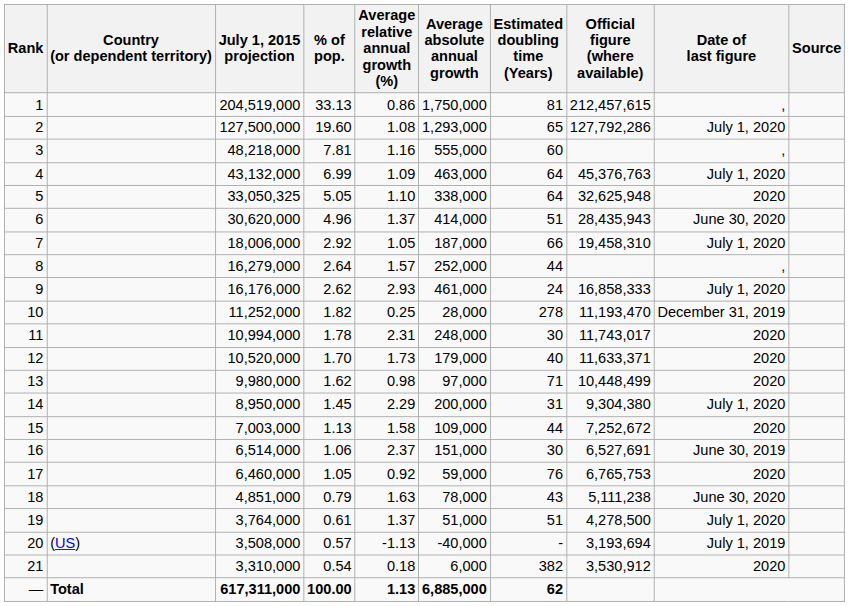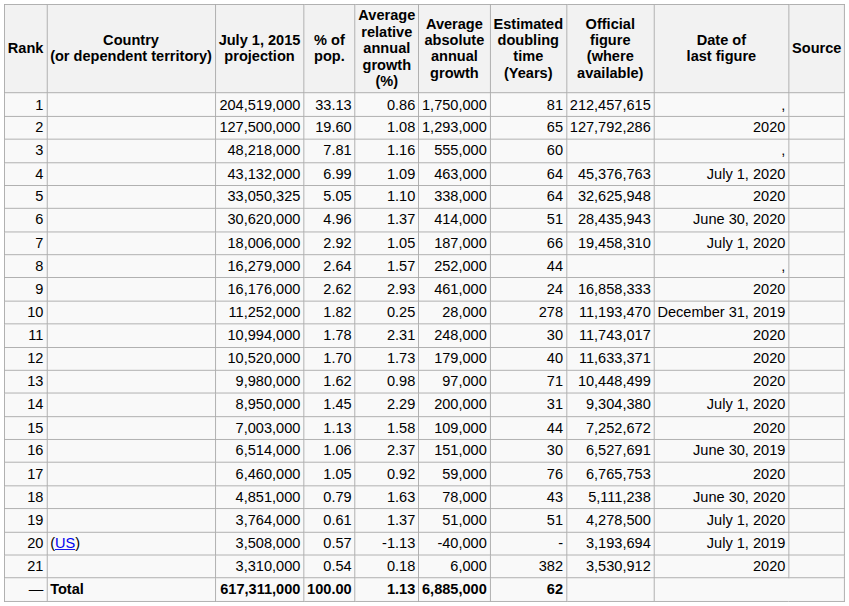(746, 127) July 1, 2020 -> (769, 127) 2020
(746, 289) July 1, 2020 -> (769, 289) 2020
